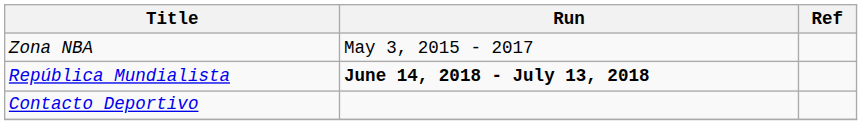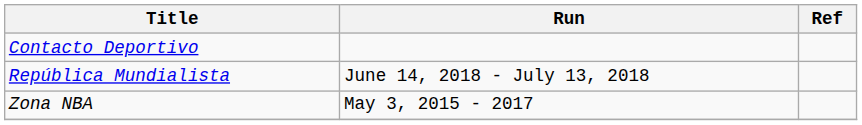rows swapped: (104, 105) <-> (51, 48)
(497, 76) bold -> (497, 76) normal
